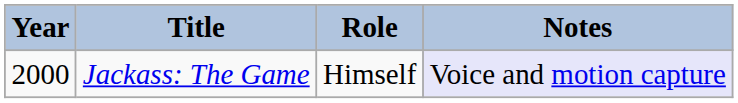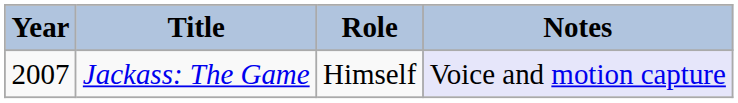(41, 73) 2000 -> (41, 73) 2007
